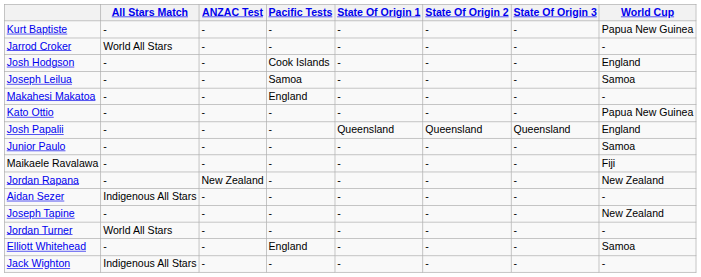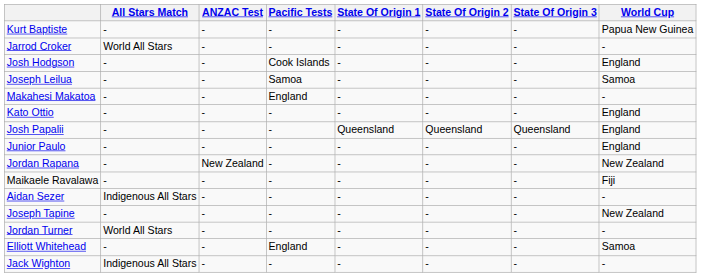(648, 113) Papua New Guinea -> (621, 113) England
(618, 146) Samoa -> (621, 146) England
rows swapped: (43, 180) <-> (53, 163)
